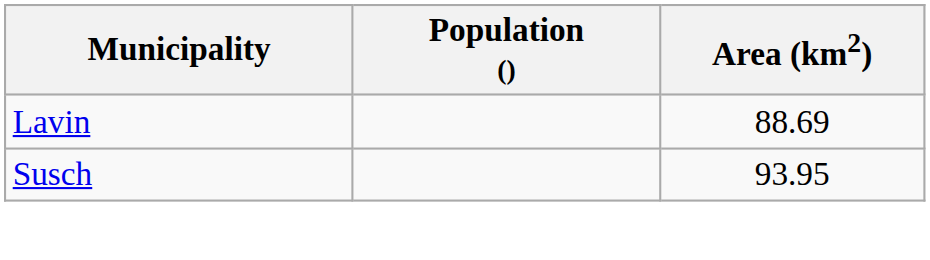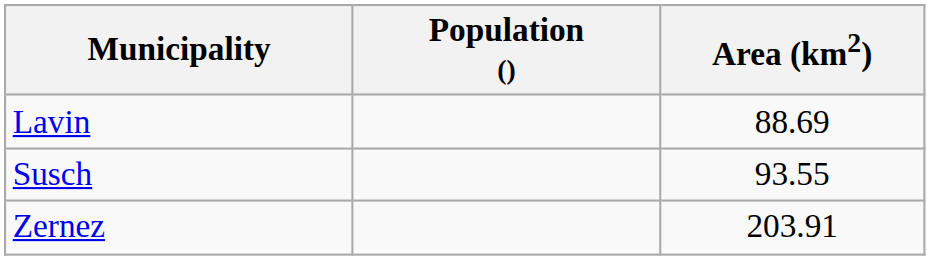(792, 173) 93.95 -> (792, 173) 93.55
+ row: (59, 226)
